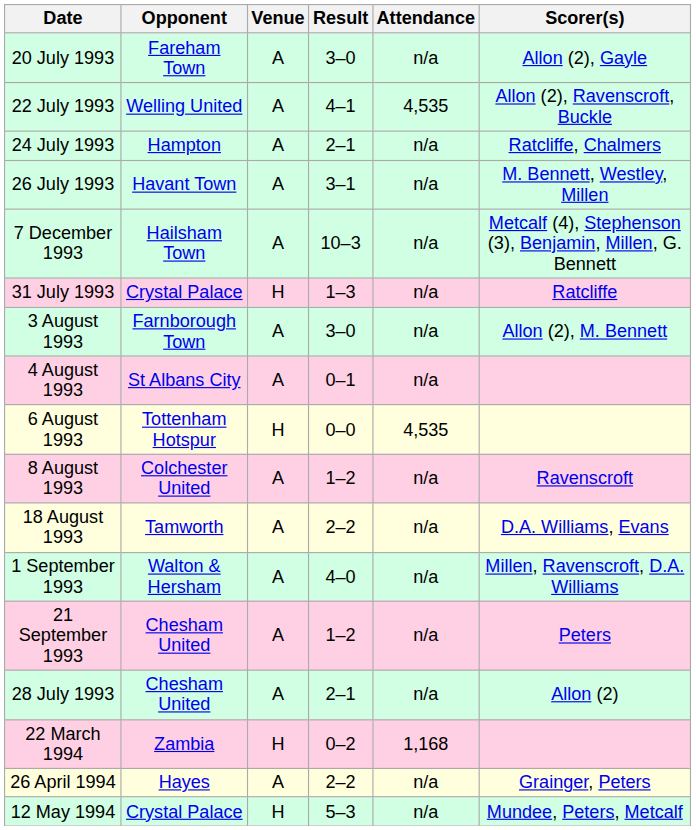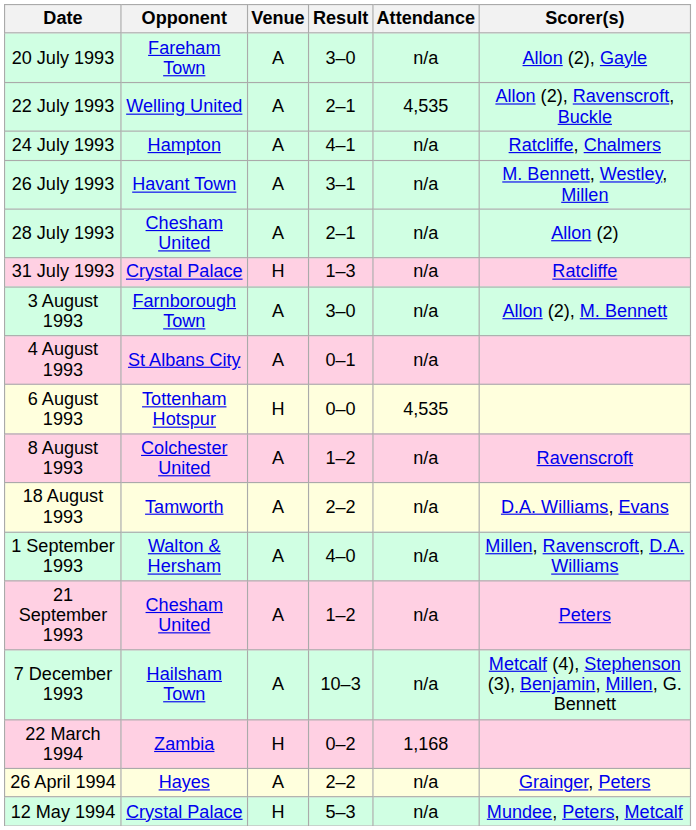(341, 106) 4–1 -> (341, 106) 2–1
(341, 145) 2–1 -> (341, 145) 4–1
rows swapped: (63, 694) <-> (63, 243)
